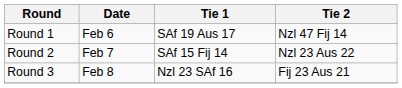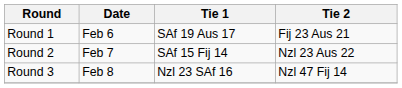(313, 33) Nzl 47 Fij 14 -> (314, 33) Fij 23 Aus 21
(314, 72) Fij 23 Aus 21 -> (313, 72) Nzl 47 Fij 14
